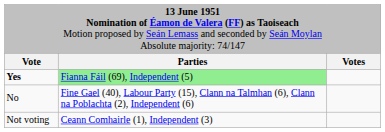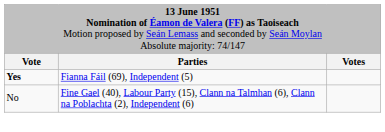(127, 77) lightgreen background -> (127, 77) no background
- row: (28, 119)
